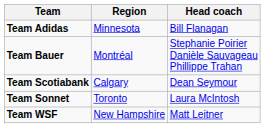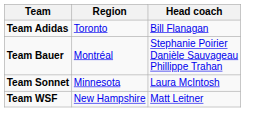(117, 28) Minnesota -> (91, 28) Toronto
- row: (48, 83)
(110, 99) Toronto -> (97, 83) Minnesota
